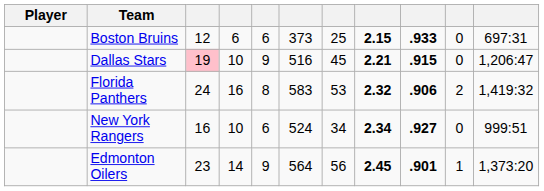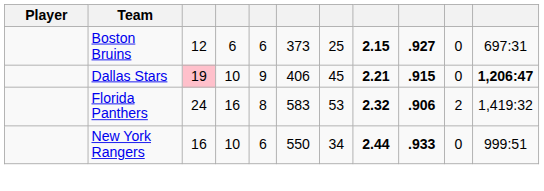(423, 37) .933 -> (422, 45) .927
(301, 60) 516 -> (298, 76) 406
(506, 60) normal -> (505, 76) bold
(301, 128) 524 -> (298, 144) 550
(378, 128) 2.34 -> (376, 144) 2.44
(423, 128) .927 -> (422, 144) .933
- row: (122, 166)
